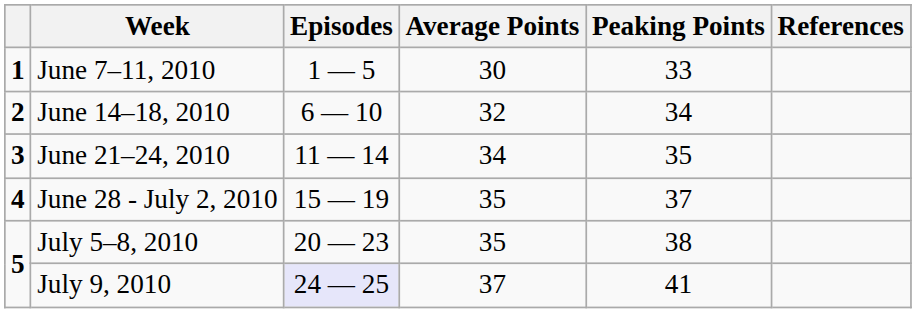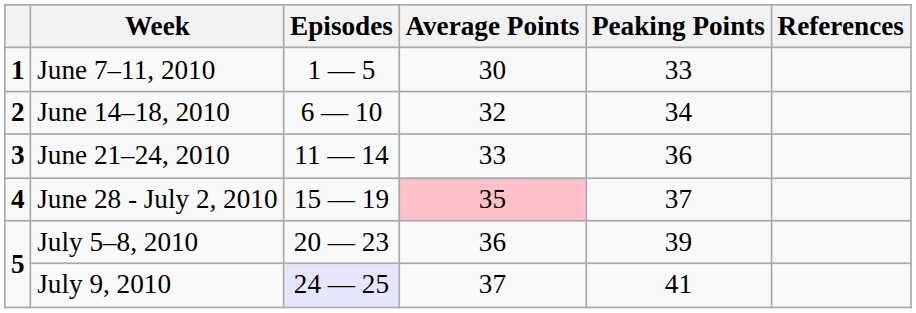(492, 155) 34 -> (492, 155) 33
(678, 155) 35 -> (678, 155) 36
(492, 198) no background -> (492, 198) pink background
(492, 241) 35 -> (492, 241) 36
(678, 241) 38 -> (678, 241) 39
